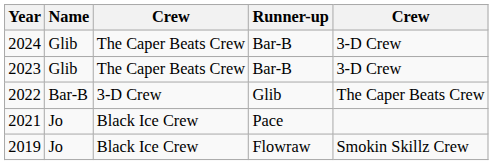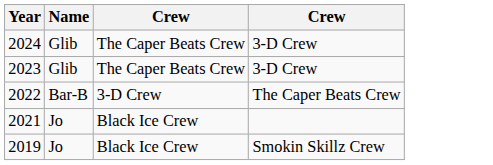- column: (291, 17)
